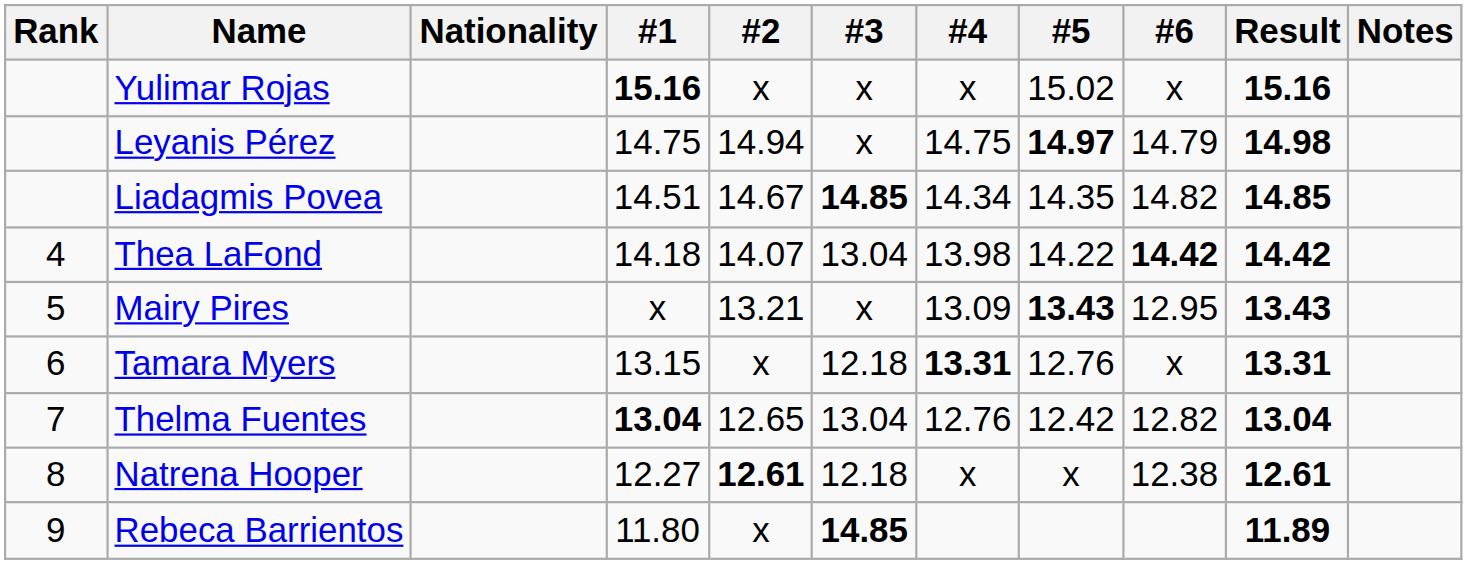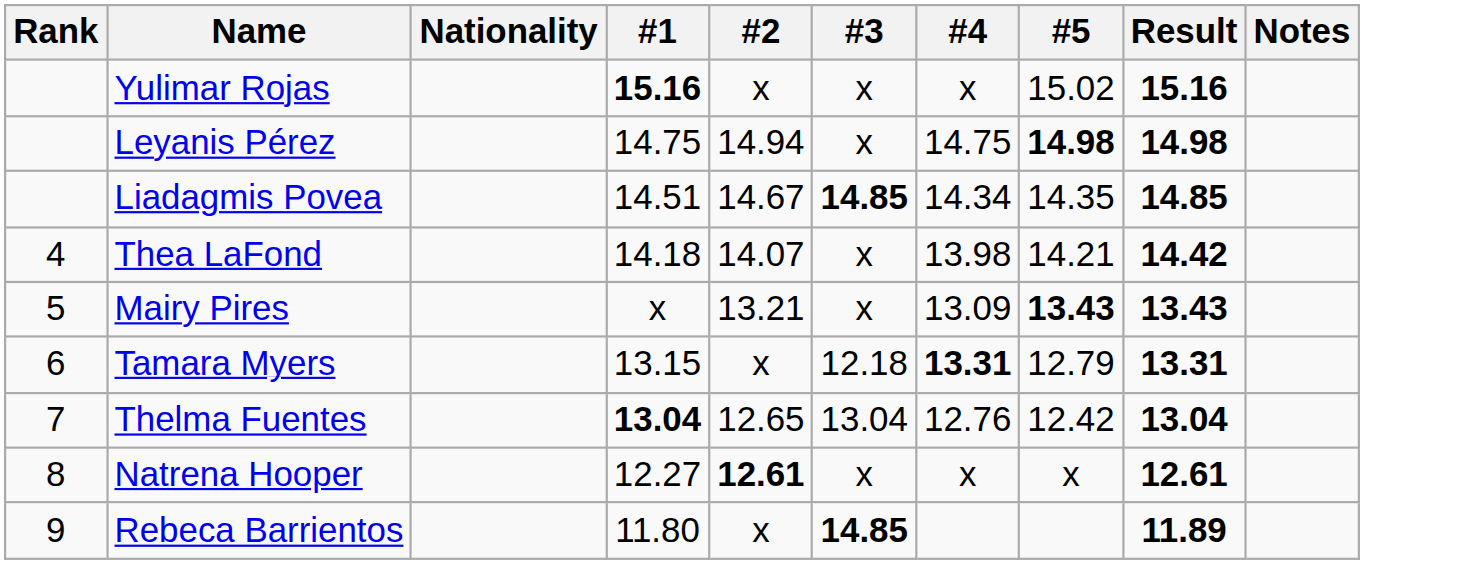- column: (1174, 32)
(1071, 142) 14.97 -> (1071, 142) 14.98
(864, 253) 13.04 -> (864, 253) x
(1071, 253) 14.22 -> (1071, 253) 14.21
(1071, 364) 12.76 -> (1071, 364) 12.79
(864, 474) 12.18 -> (864, 474) x
